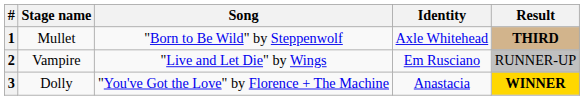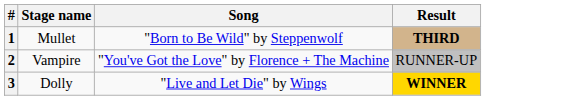- column: (442, 15)
(243, 60) "Live and Let Die" by Wings -> (243, 60) "You've Got the Love" by Florence + The Machine
(243, 83) "You've Got the Love" by Florence + The Machine -> (243, 83) "Live and Let Die" by Wings
